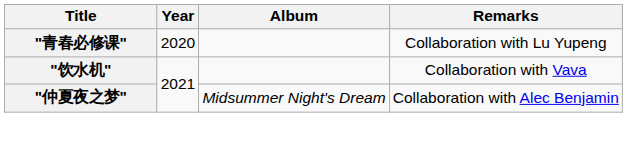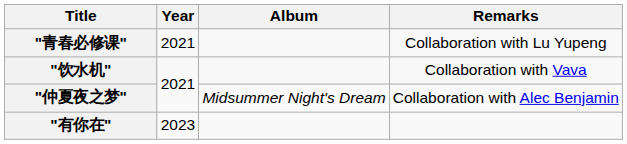(178, 42) 2020 -> (178, 42) 2021
+ row: (81, 124)
